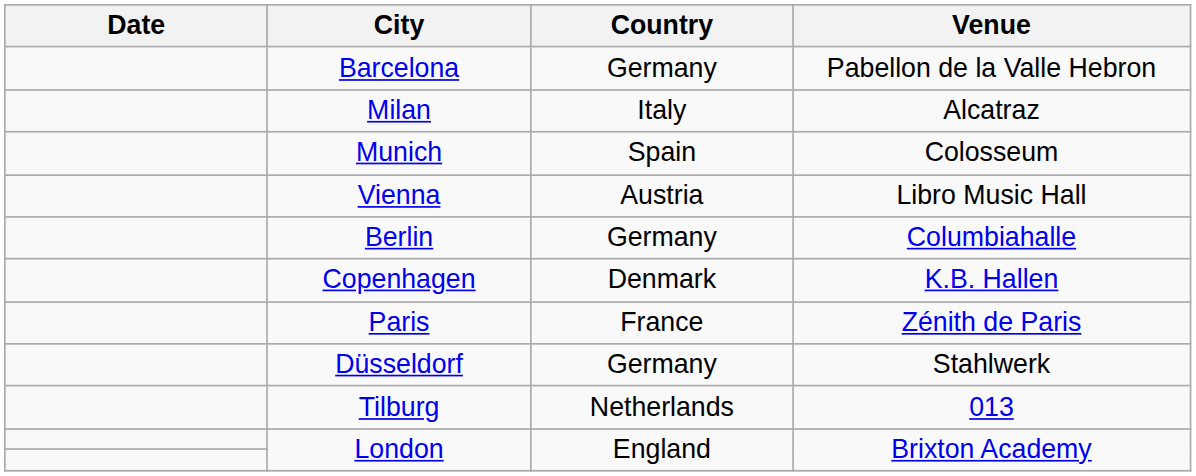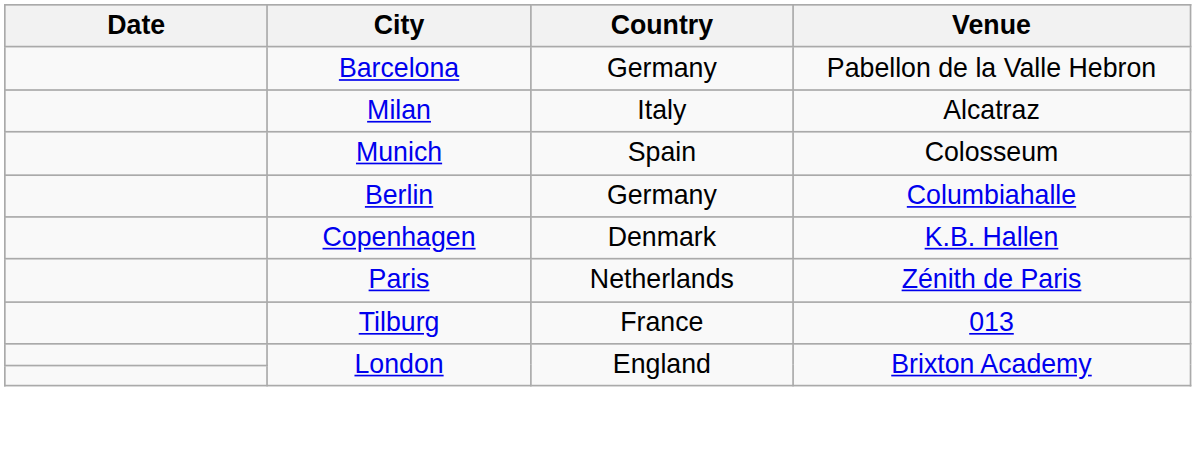- row: (399, 195)
(662, 322) France -> (662, 279) Netherlands
- row: (399, 364)
(662, 407) Netherlands -> (662, 322) France
